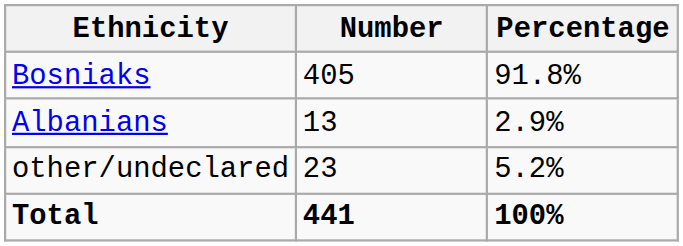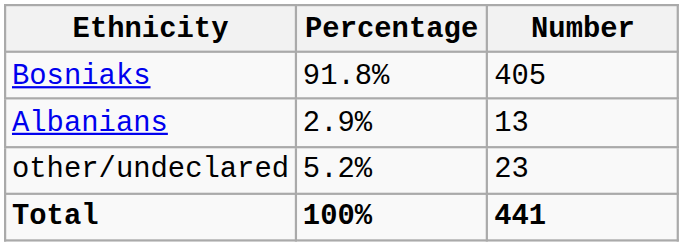columns swapped: (392, 29) <-> (583, 29)
